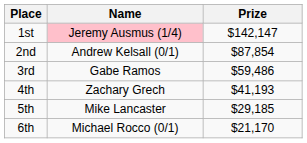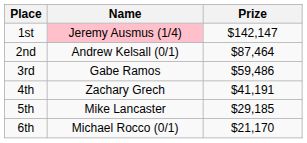(253, 52) $87,854 -> (253, 52) $87,464
(253, 90) $41,193 -> (253, 90) $41,191
